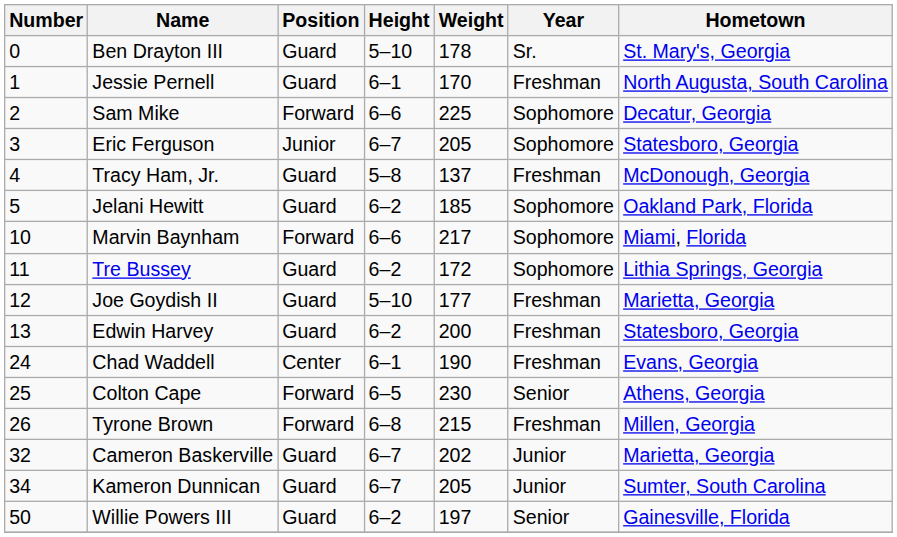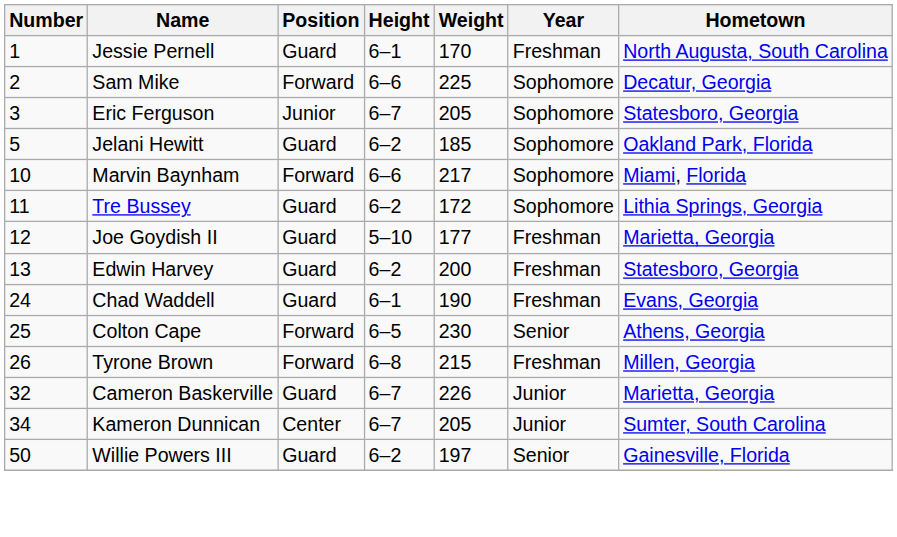- row: (158, 51)
- row: (156, 176)
(312, 362) Center -> (309, 300) Guard
(455, 455) 202 -> (455, 393) 226
(309, 486) Guard -> (312, 424) Center
